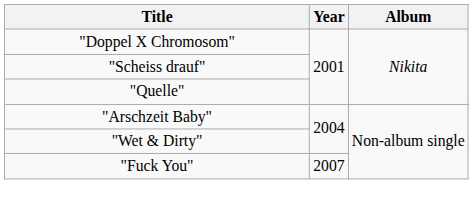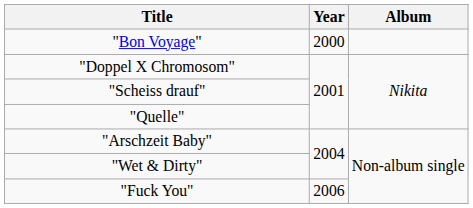+ row: (157, 41)
(329, 166) 2007 -> (329, 191) 2006
